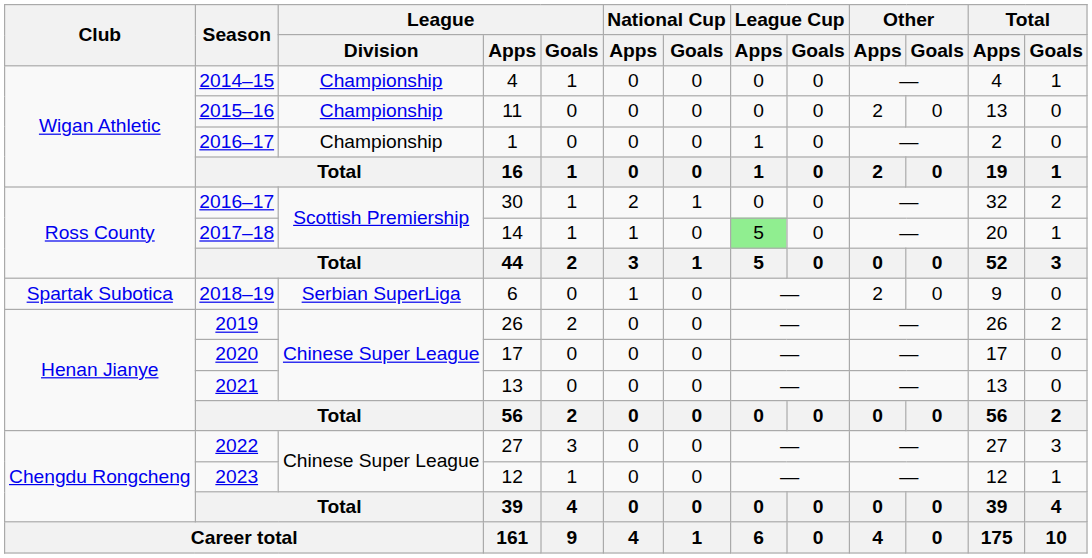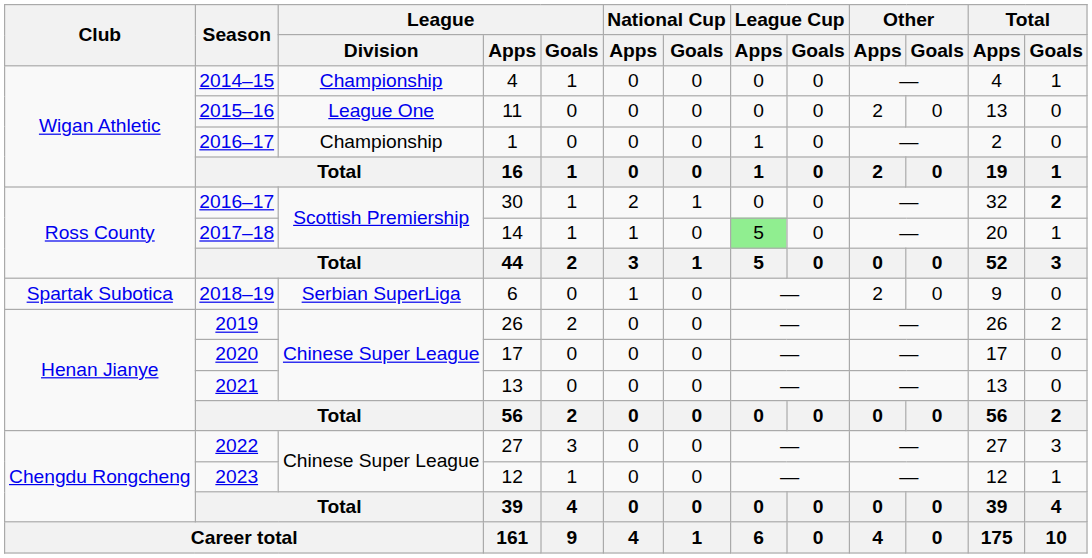(381, 111) Championship -> (381, 111) League One
(1056, 202) normal -> (1056, 202) bold
